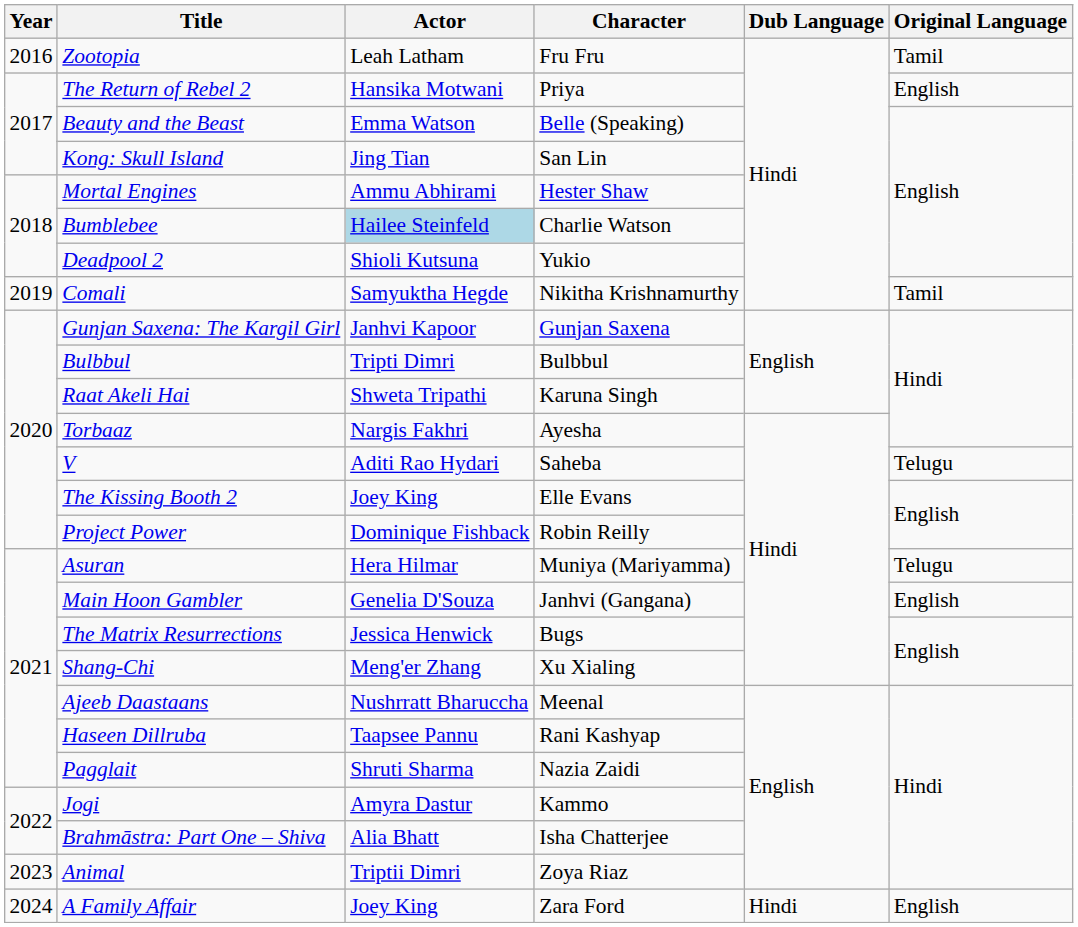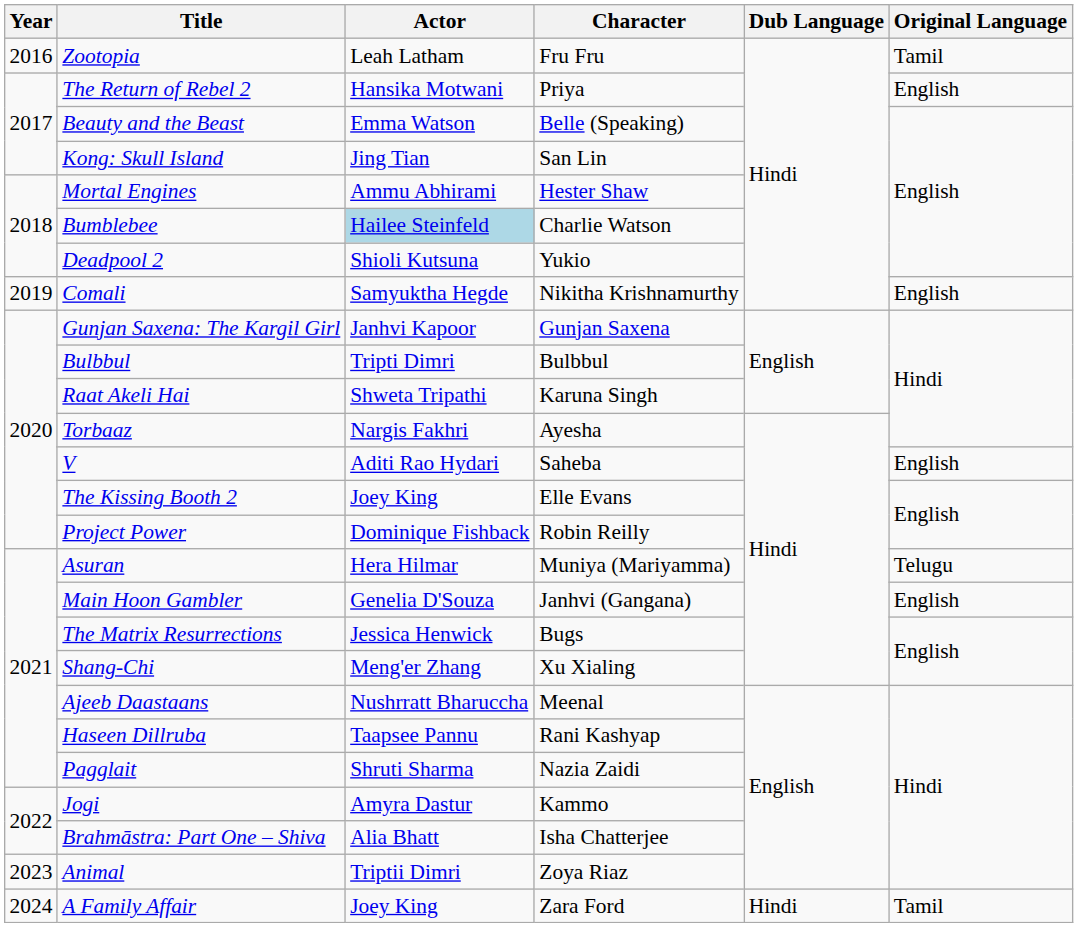(919, 293) Tamil -> (927, 293) English
(923, 463) Telugu -> (927, 463) English
(927, 905) English -> (919, 905) Tamil
